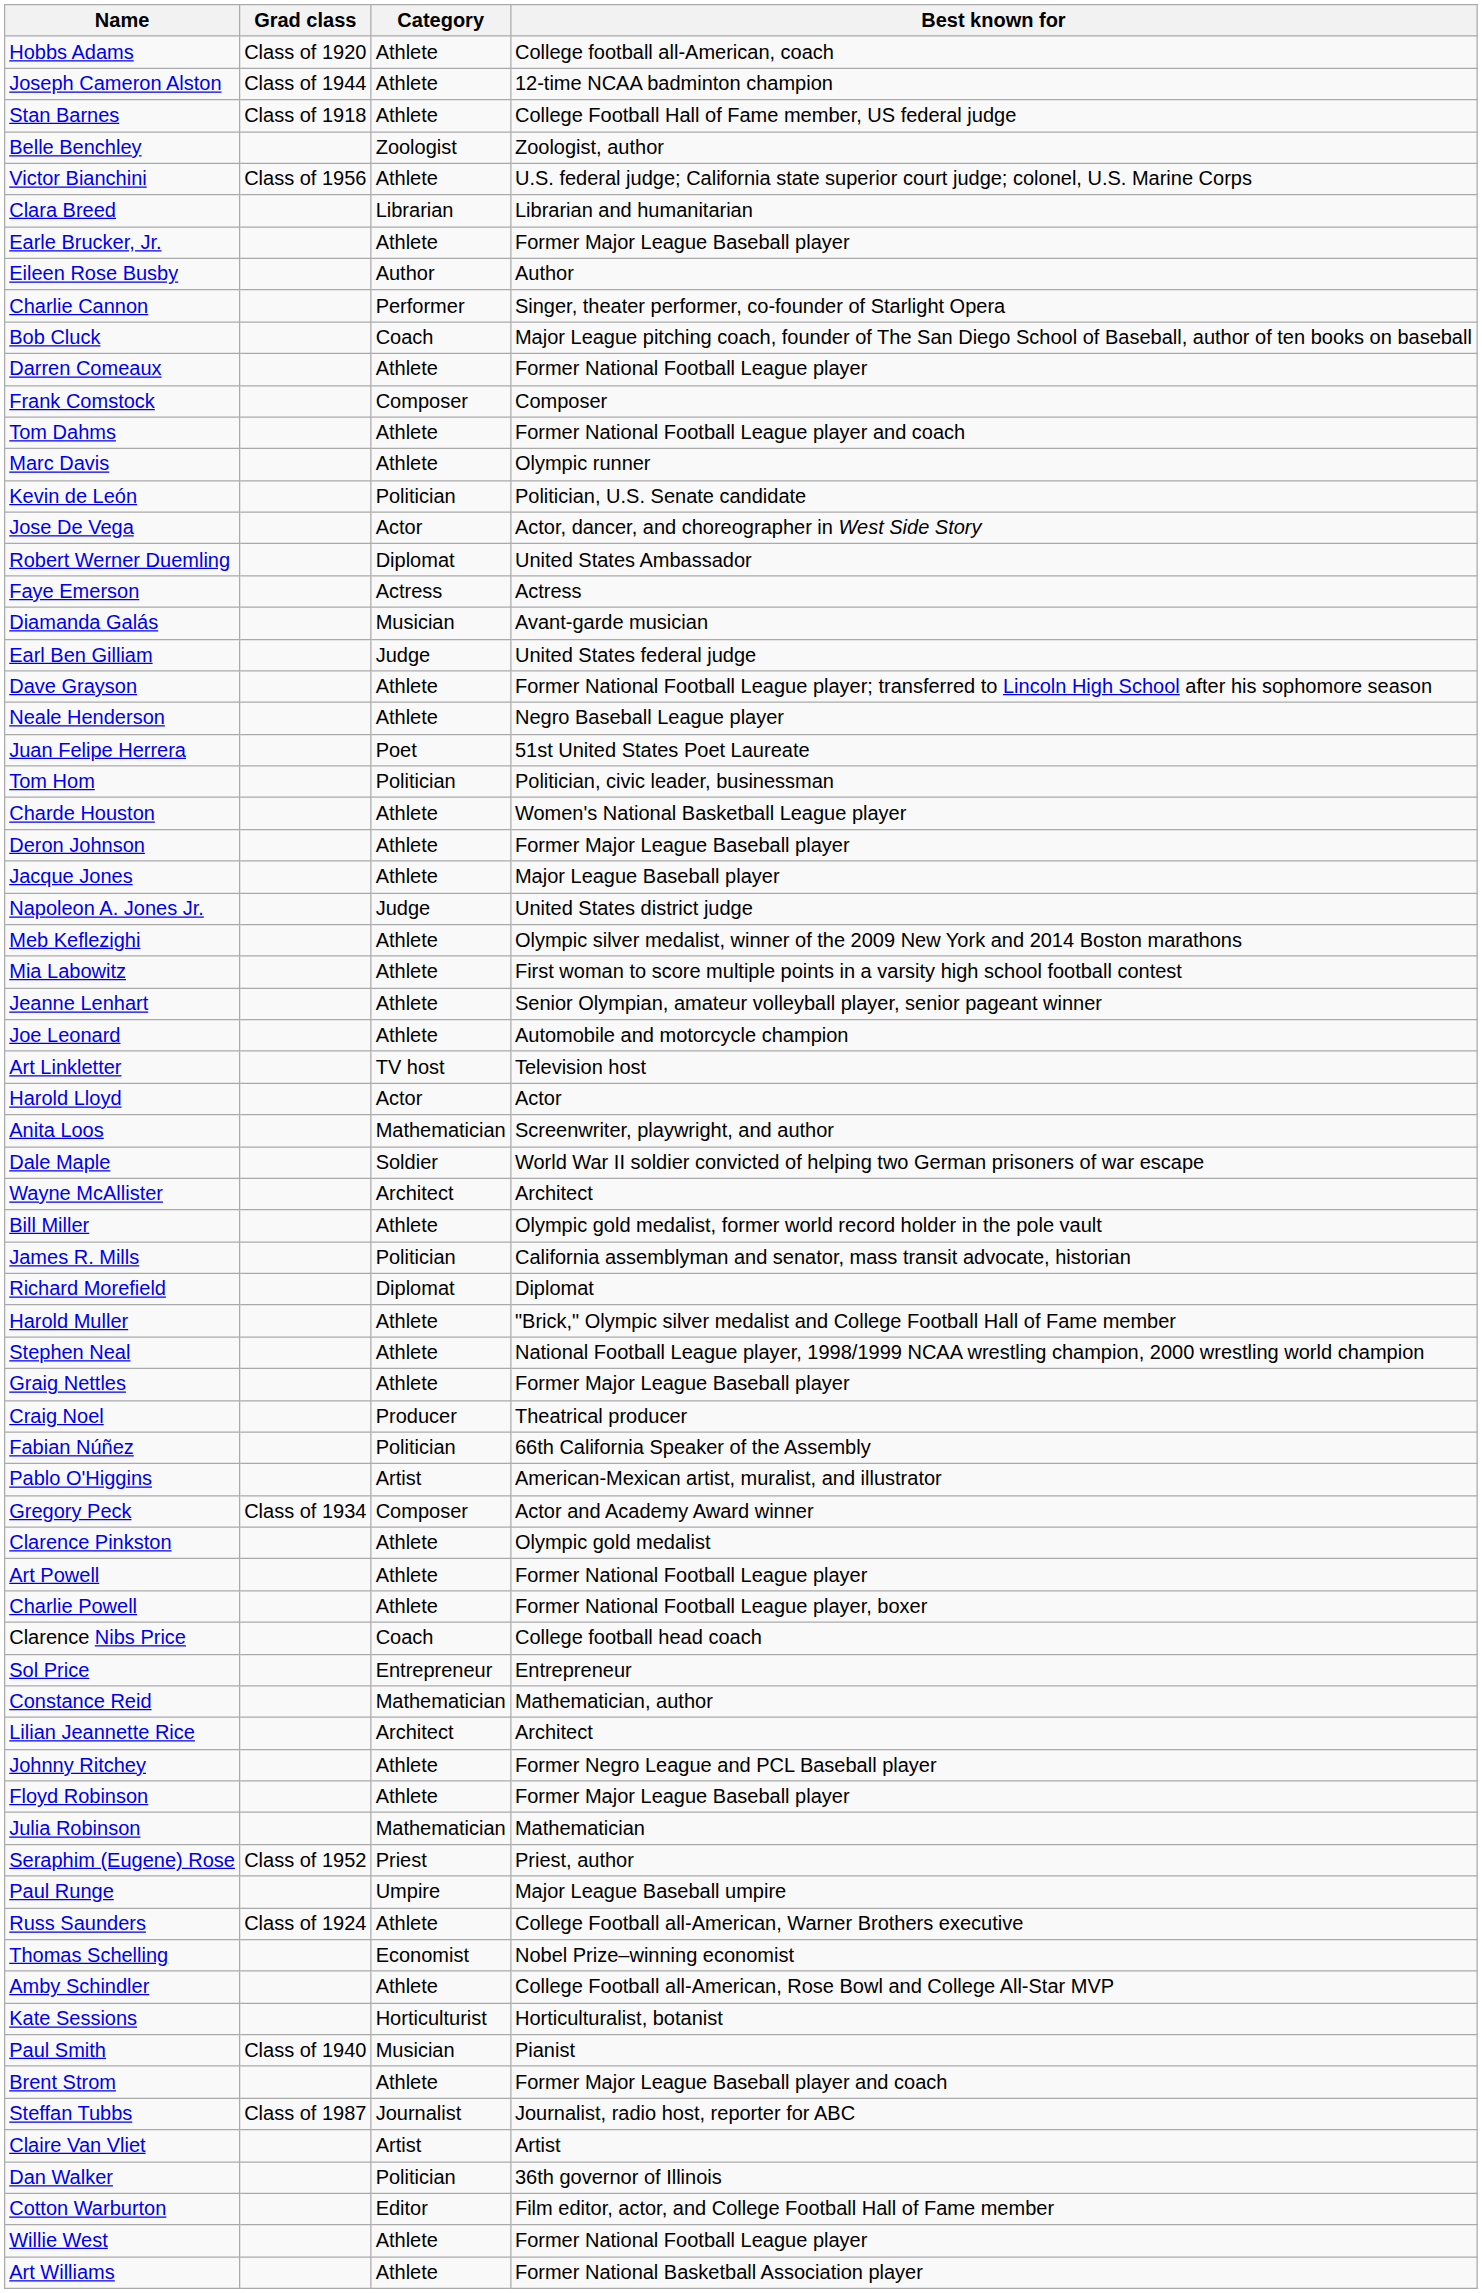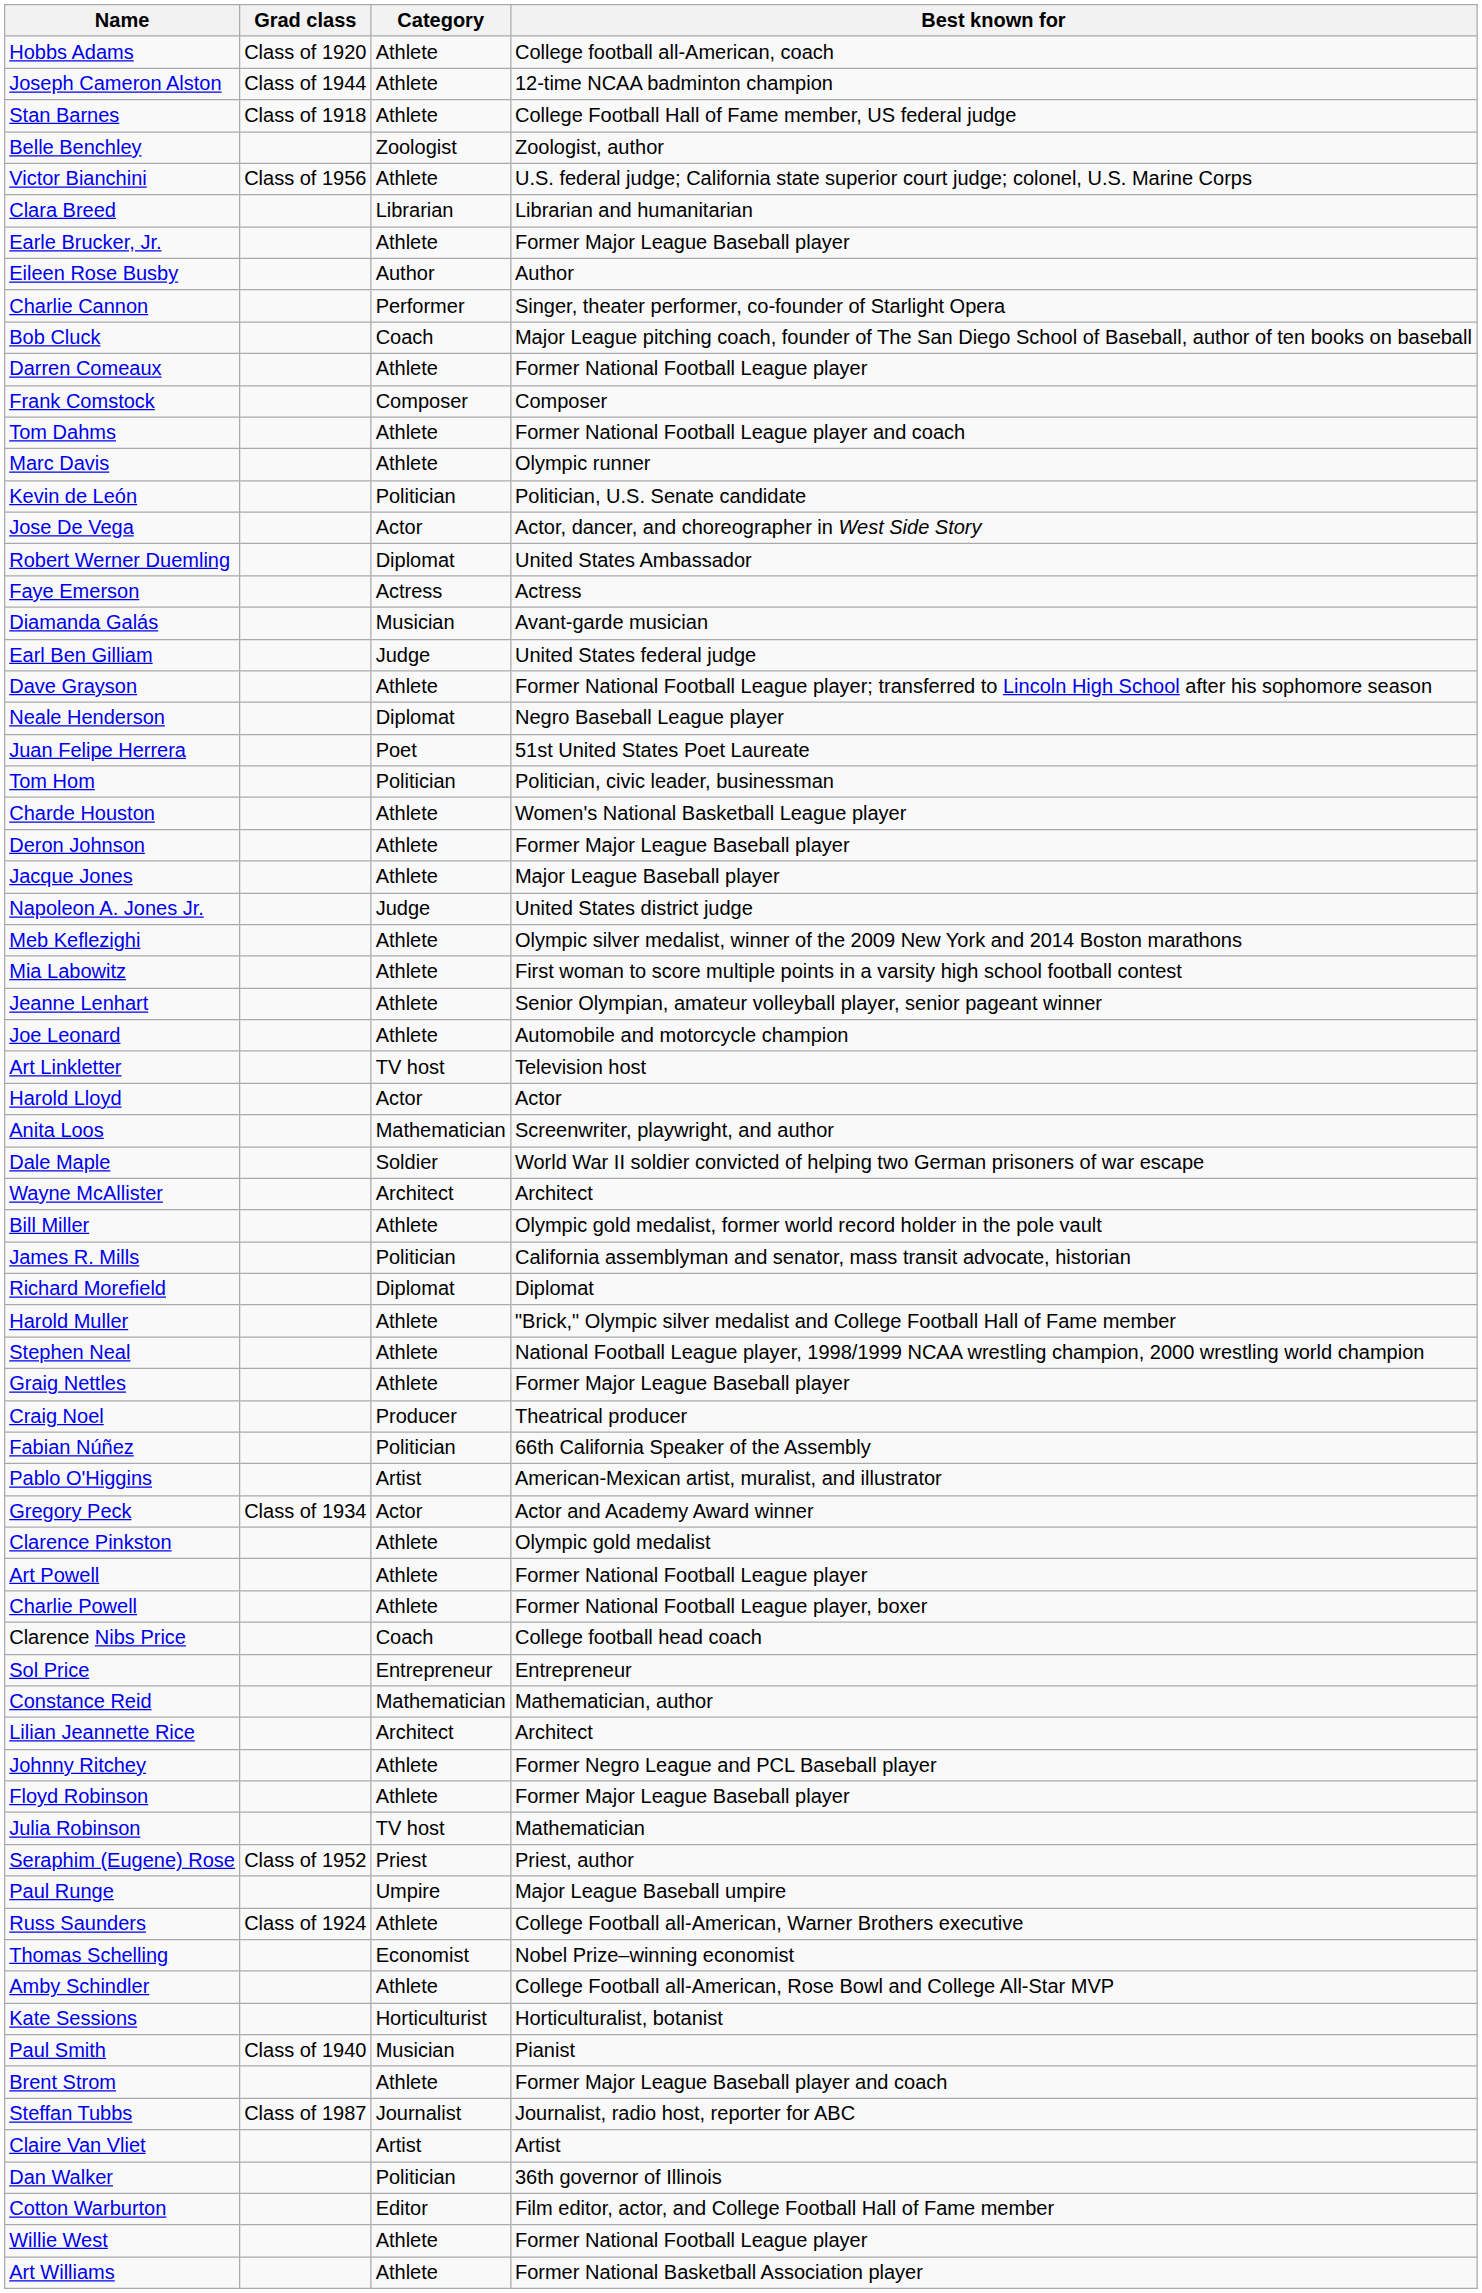(407, 718) Athlete -> (415, 718) Diplomat
(422, 1511) Composer -> (399, 1511) Actor
(441, 1828) Mathematician -> (410, 1828) TV host
